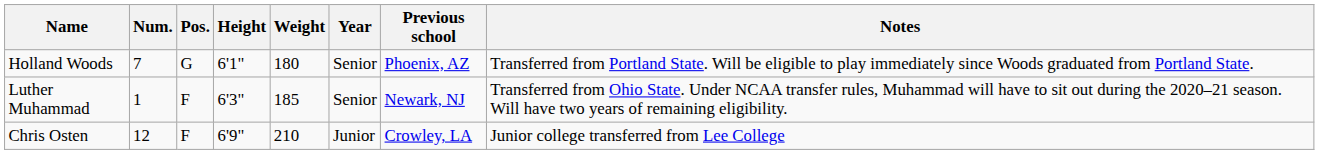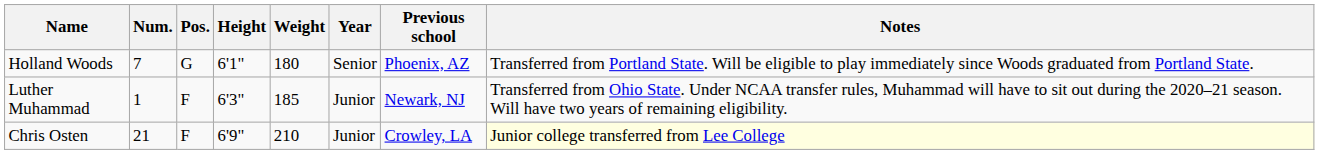(355, 99) Senior -> (354, 99) Junior
(141, 135) 12 -> (141, 135) 21
(637, 135) no background -> (637, 135) lightyellow background
